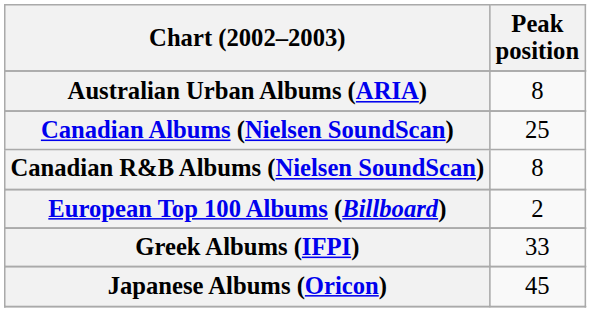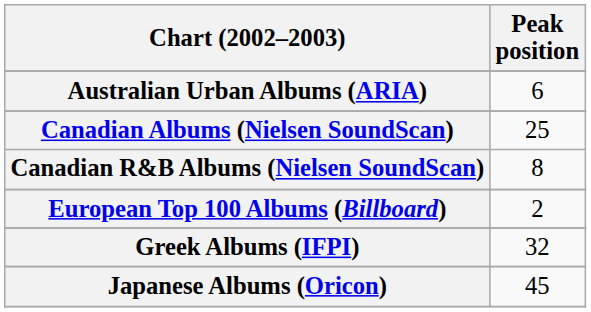(537, 90) 8 -> (537, 90) 6
(537, 247) 33 -> (537, 247) 32
